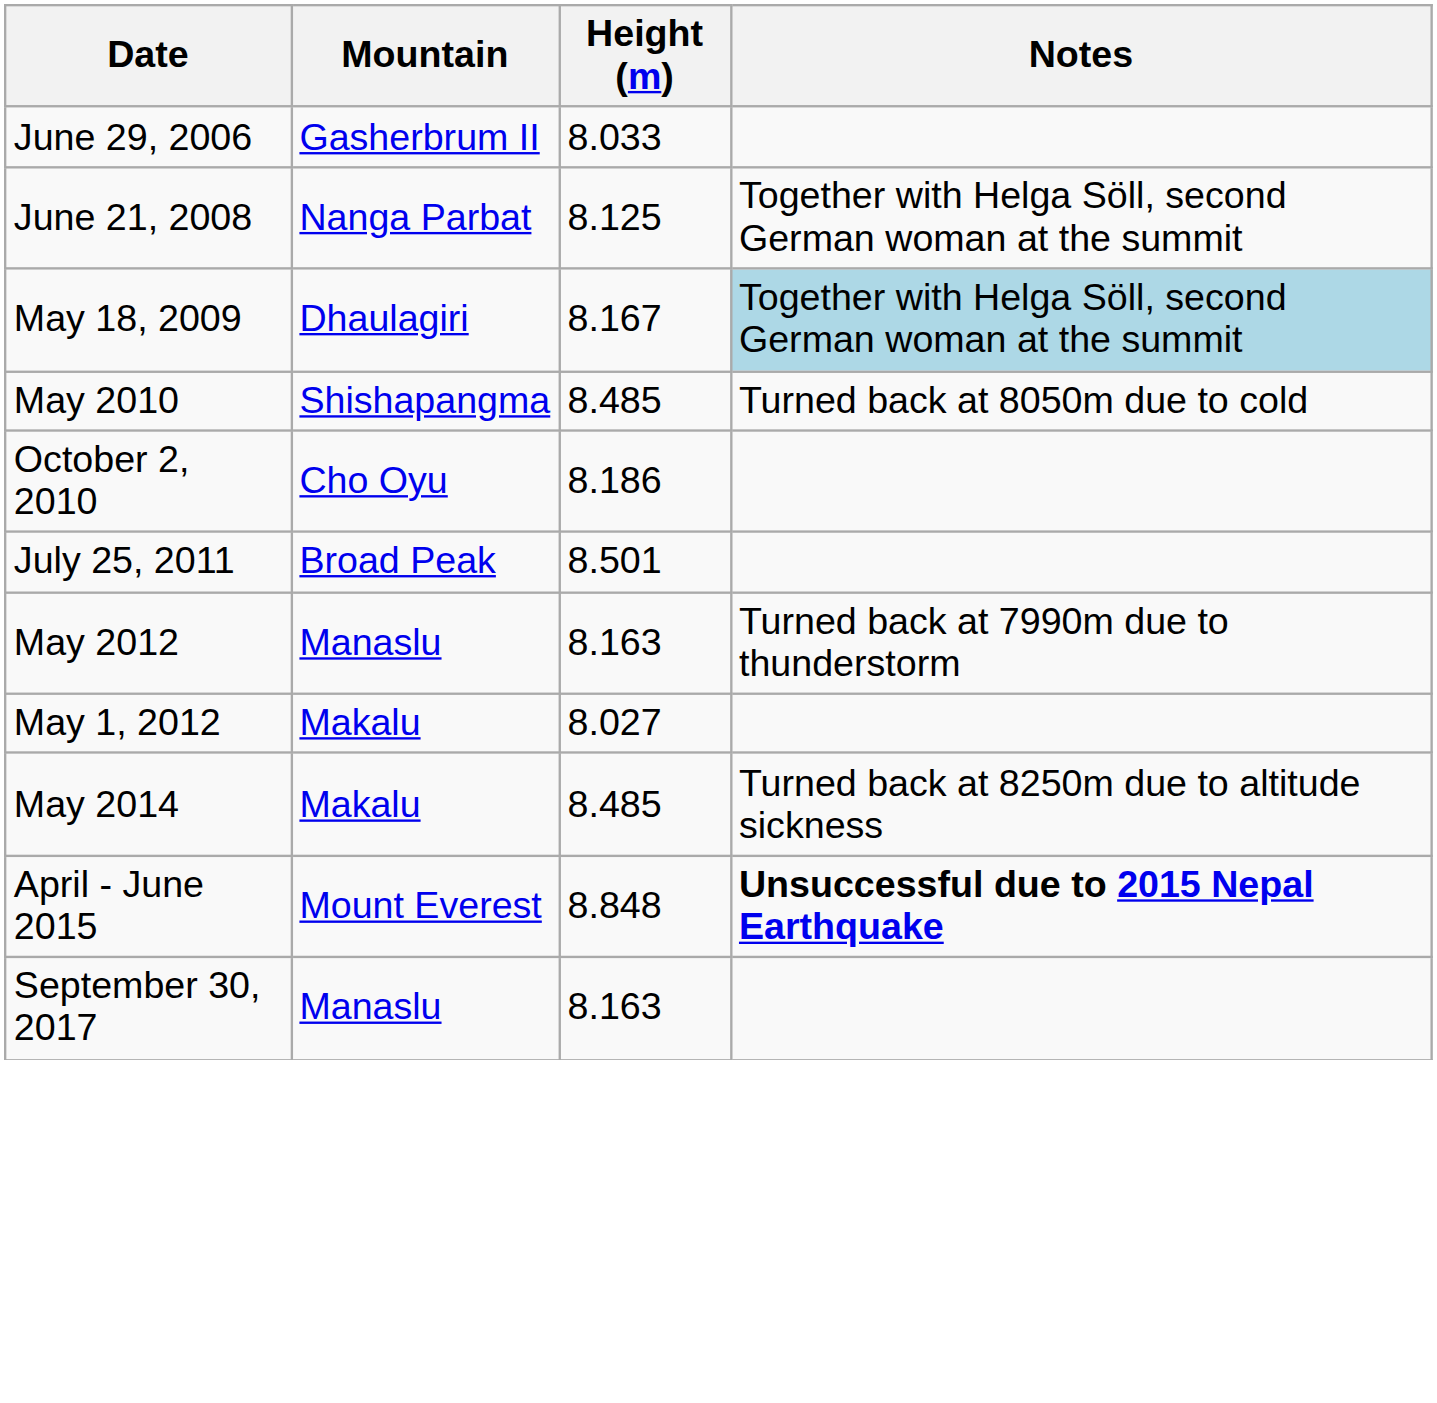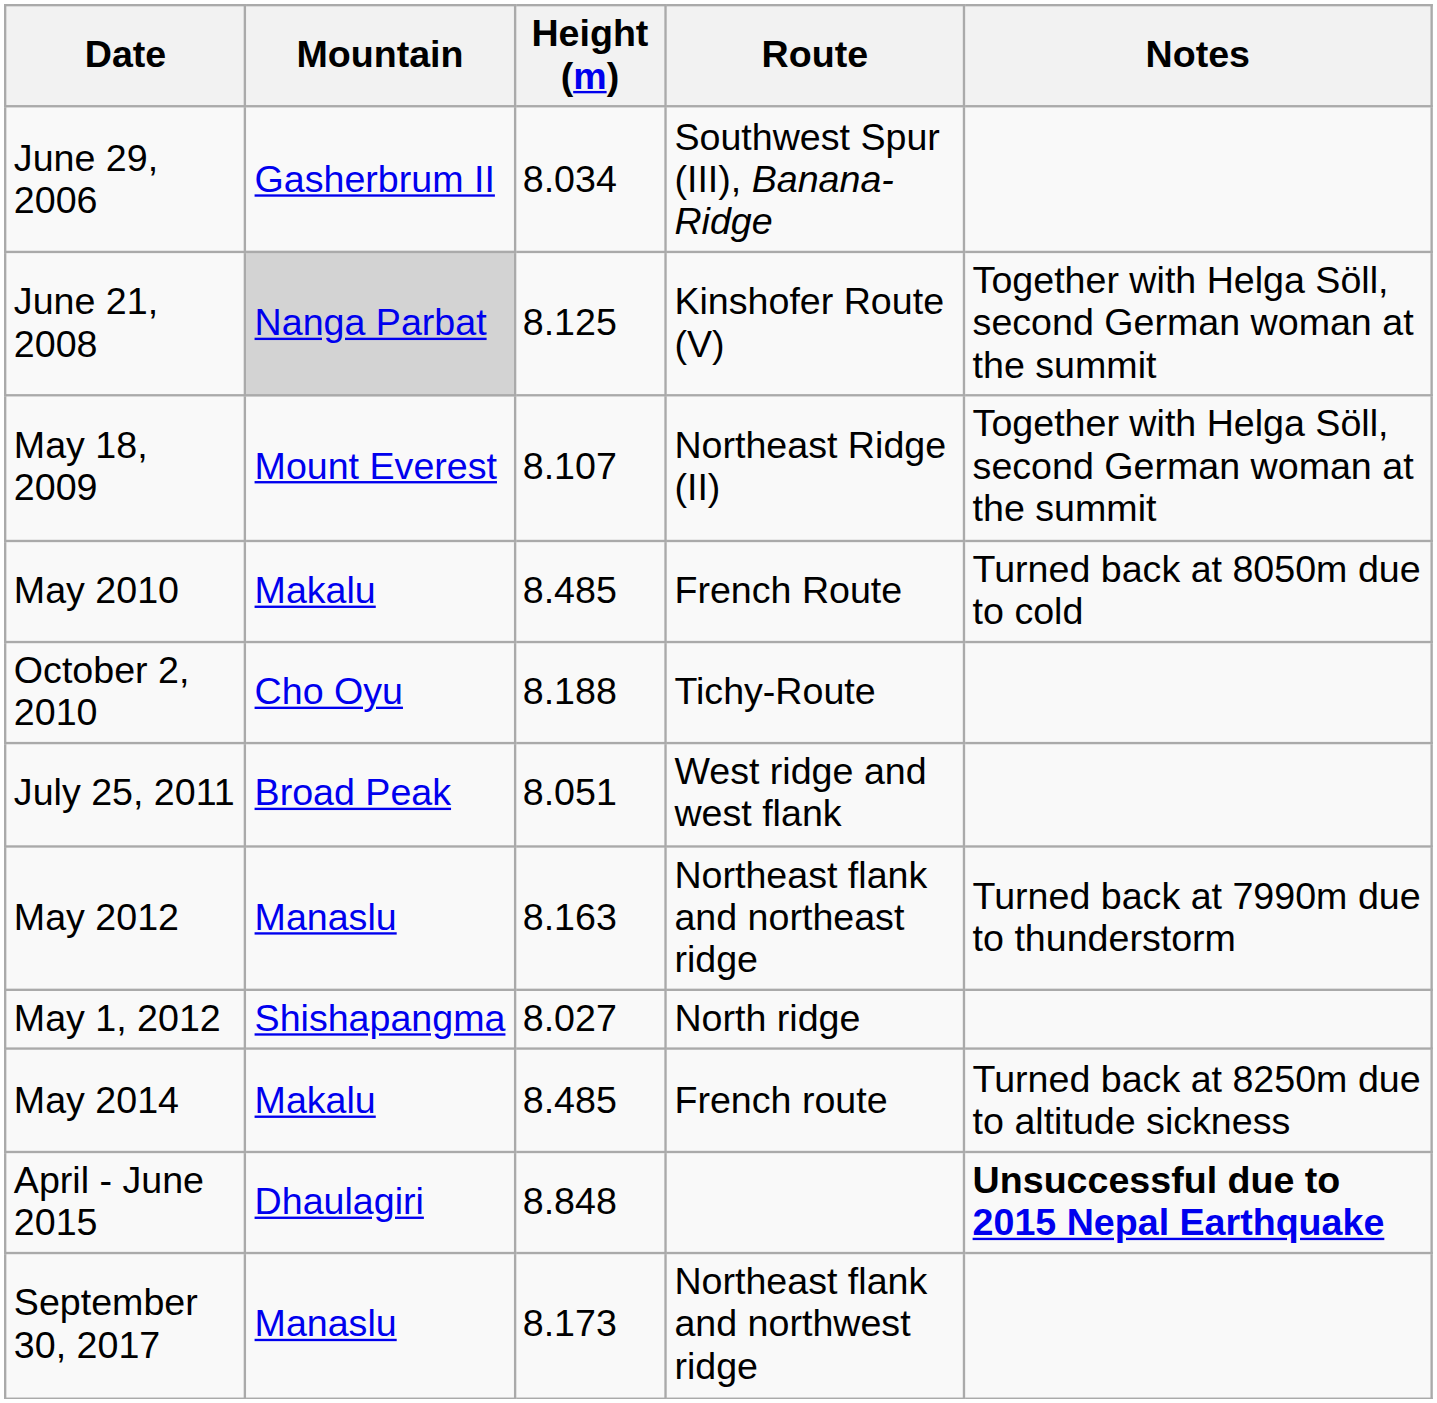+ column: (815, 55)
(615, 136) 8.033 -> (570, 178) 8.034
(415, 217) no background -> (371, 322) lightgrey background
(384, 318) Dhaulagiri -> (376, 467) Mount Everest
(615, 318) 8.167 -> (570, 467) 8.107
(1013, 318) lightblue background -> (1193, 467) no background
(425, 399) Shishapangma -> (315, 590) Makalu
(615, 480) 8.186 -> (570, 692) 8.188
(615, 561) 8.501 -> (570, 793) 8.051
(360, 722) Makalu -> (380, 1018) Shishapangma
(421, 905) Mount Everest -> (339, 1201) Dhaulagiri
(615, 1007) 8.163 -> (570, 1324) 8.173
